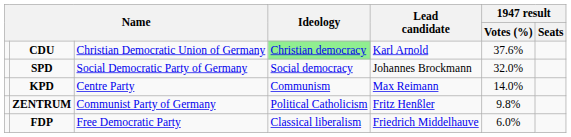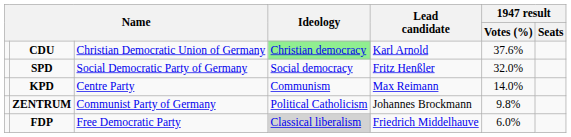(422, 68) Johannes Brockmann -> (404, 68) Fritz Henßler
(404, 104) Fritz Henßler -> (422, 104) Johannes Brockmann
(316, 123) no background -> (316, 123) lightgrey background
